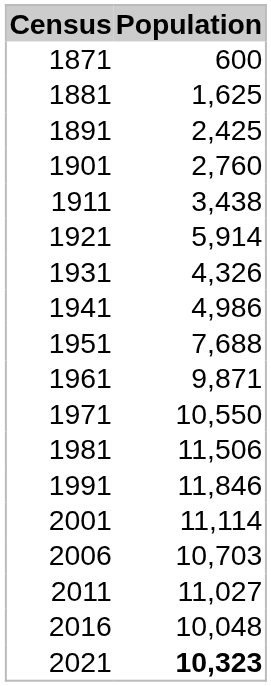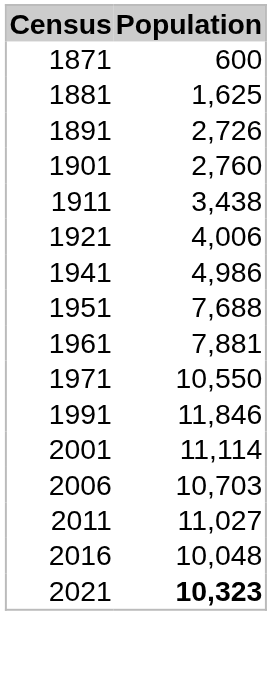(227, 130) 2,425 -> (227, 130) 2,726
(227, 236) 5,914 -> (227, 236) 4,006
- row: (80, 272)
(227, 378) 9,871 -> (227, 343) 7,881
- row: (80, 449)
